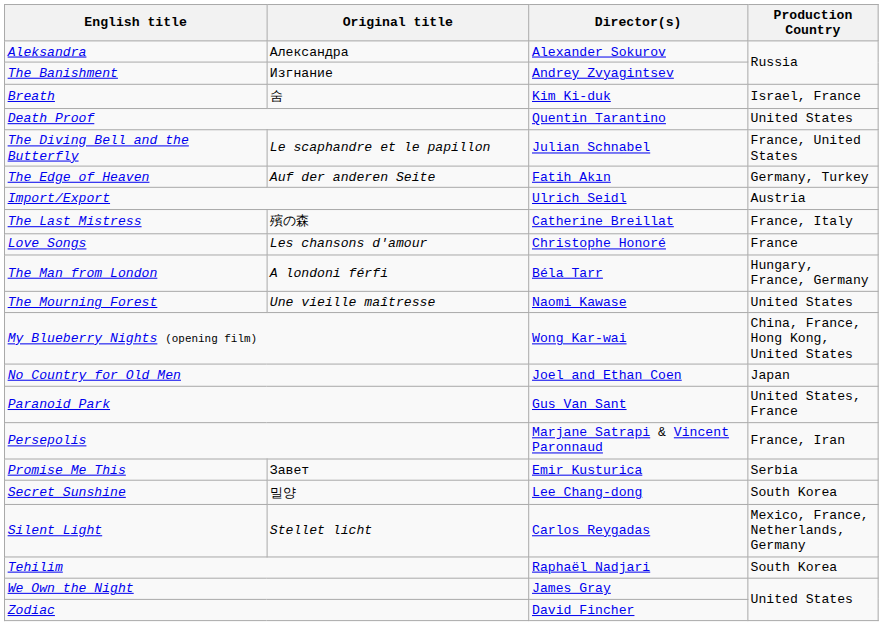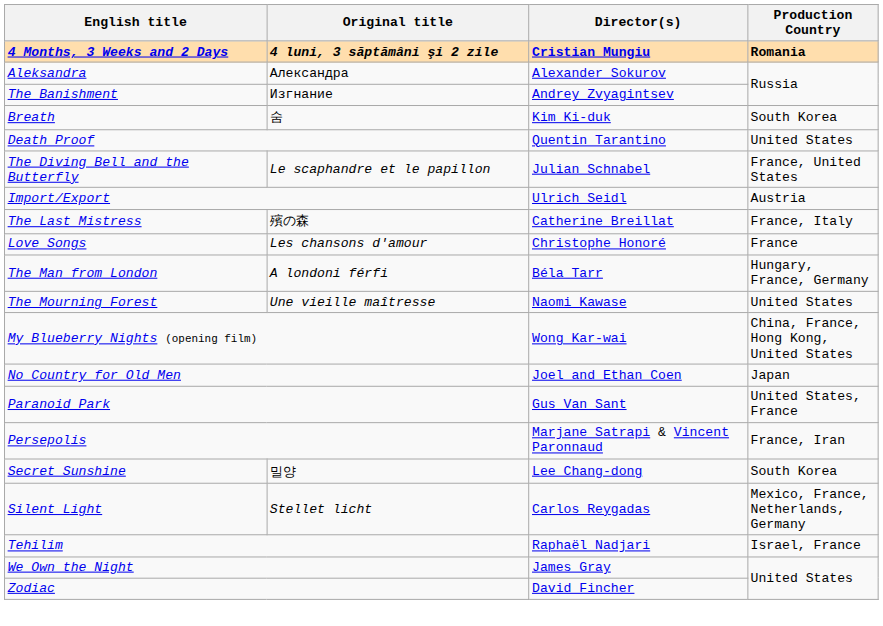+ row: (118, 52)
(806, 96) Israel, France -> (794, 117) South Korea
- row: (79, 177)
- row: (67, 470)
(794, 567) South Korea -> (806, 546) Israel, France
